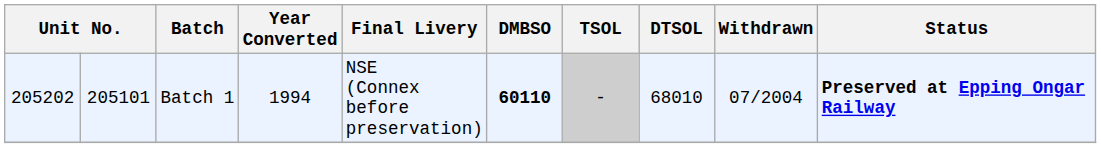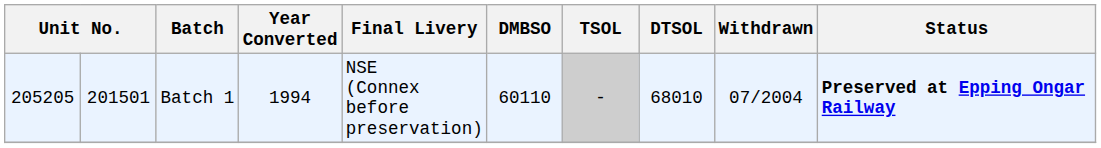(43, 98) 205202 -> (43, 98) 205205
(118, 98) 205101 -> (118, 98) 201501
(525, 98) bold -> (525, 98) normal
